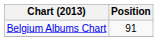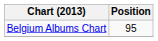(131, 28) 91 -> (131, 28) 95
